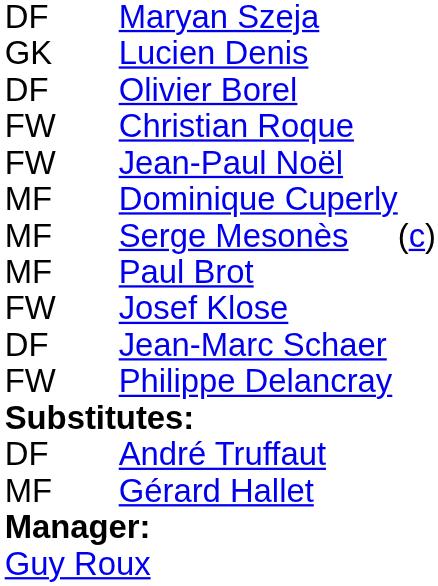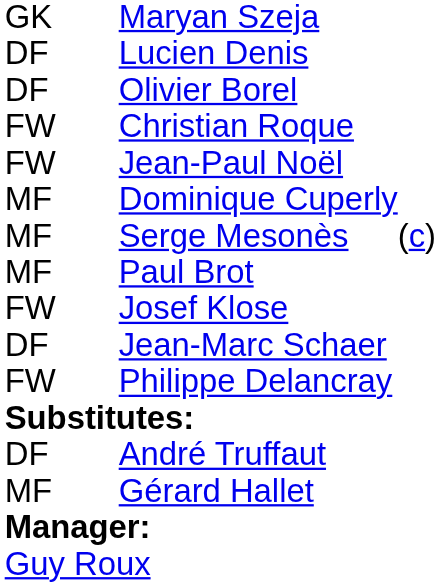(27, 16) DF -> (28, 16) GK
(28, 53) GK -> (27, 53) DF
